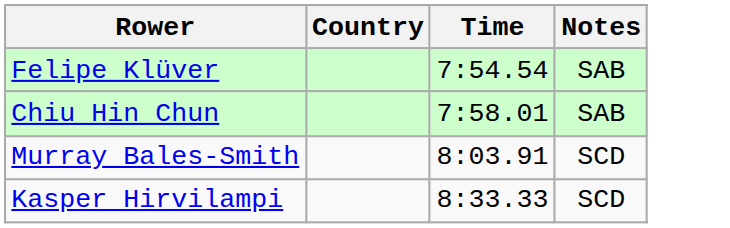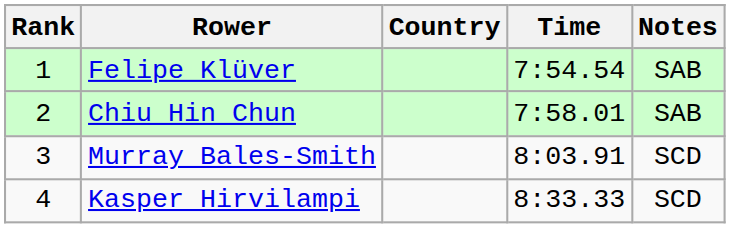+ column: (43, 27)
